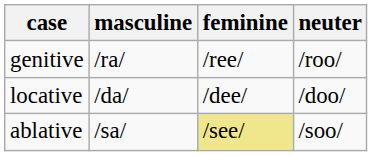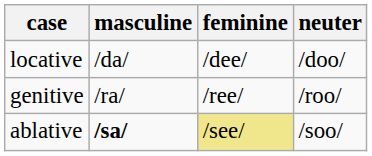rows swapped: (47, 58) <-> (46, 95)
(110, 131) normal -> (111, 131) bold
